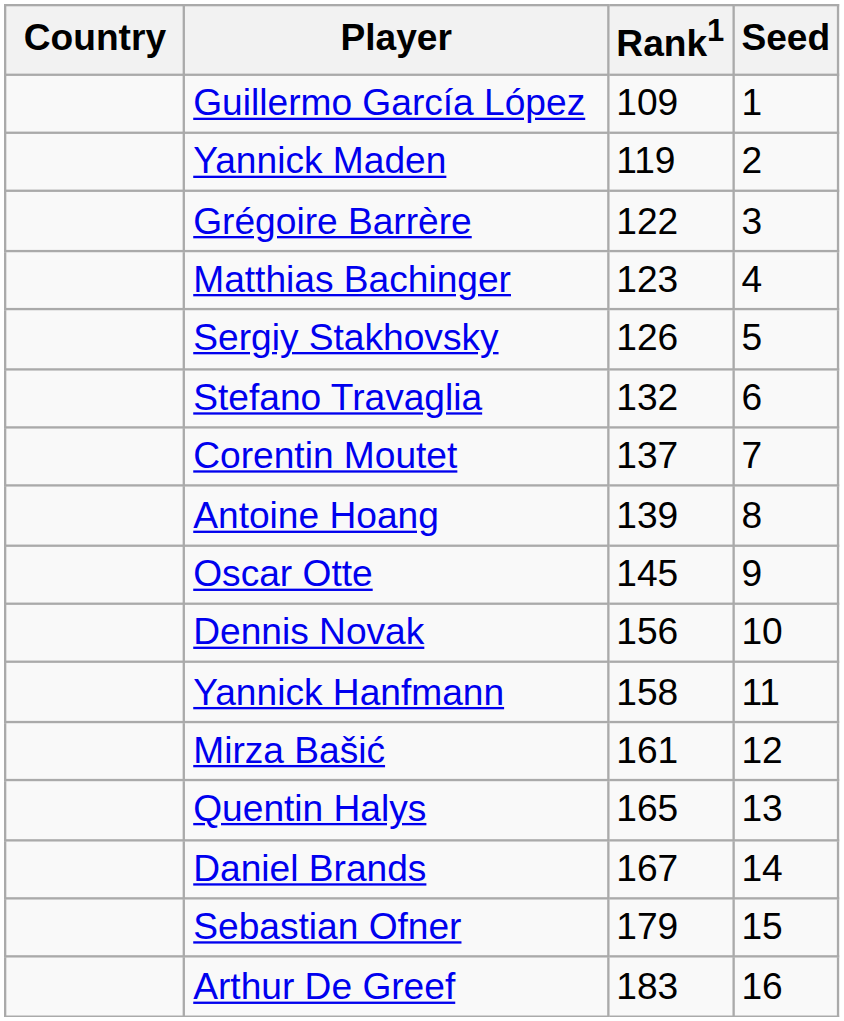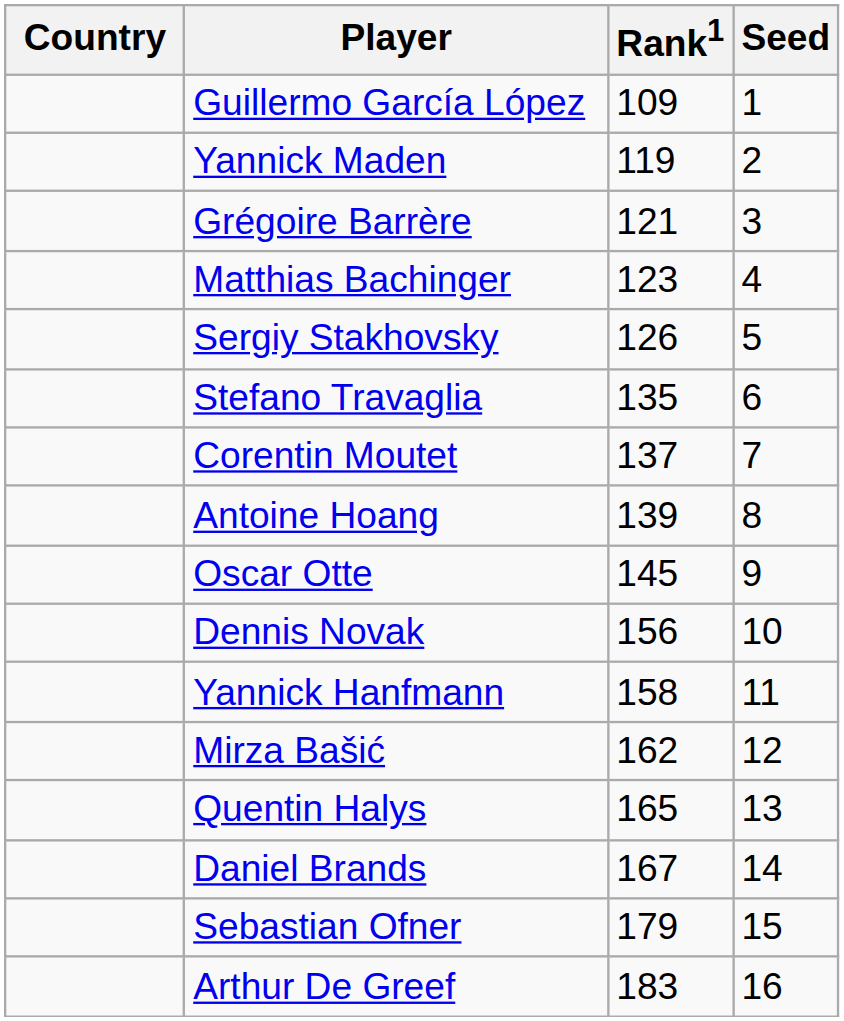(647, 220) 122 -> (647, 220) 121
(647, 397) 132 -> (647, 397) 135
(647, 750) 161 -> (647, 750) 162
